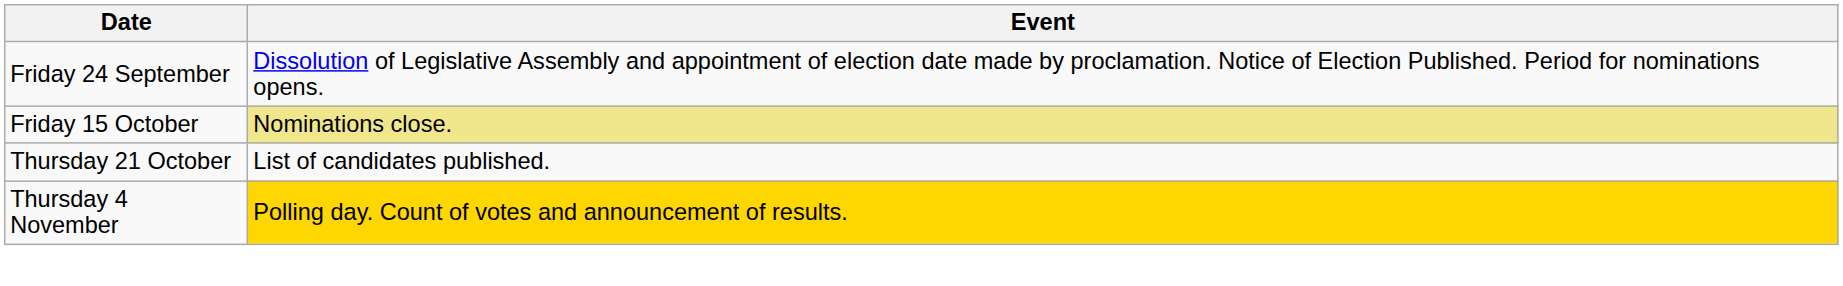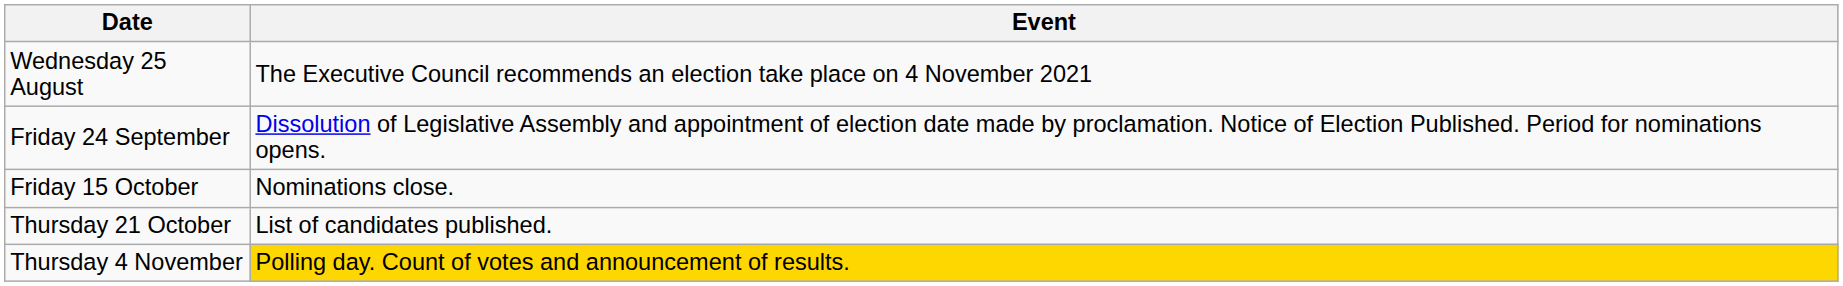+ row: (88, 73)
(353, 124) khaki background -> (355, 187) no background
